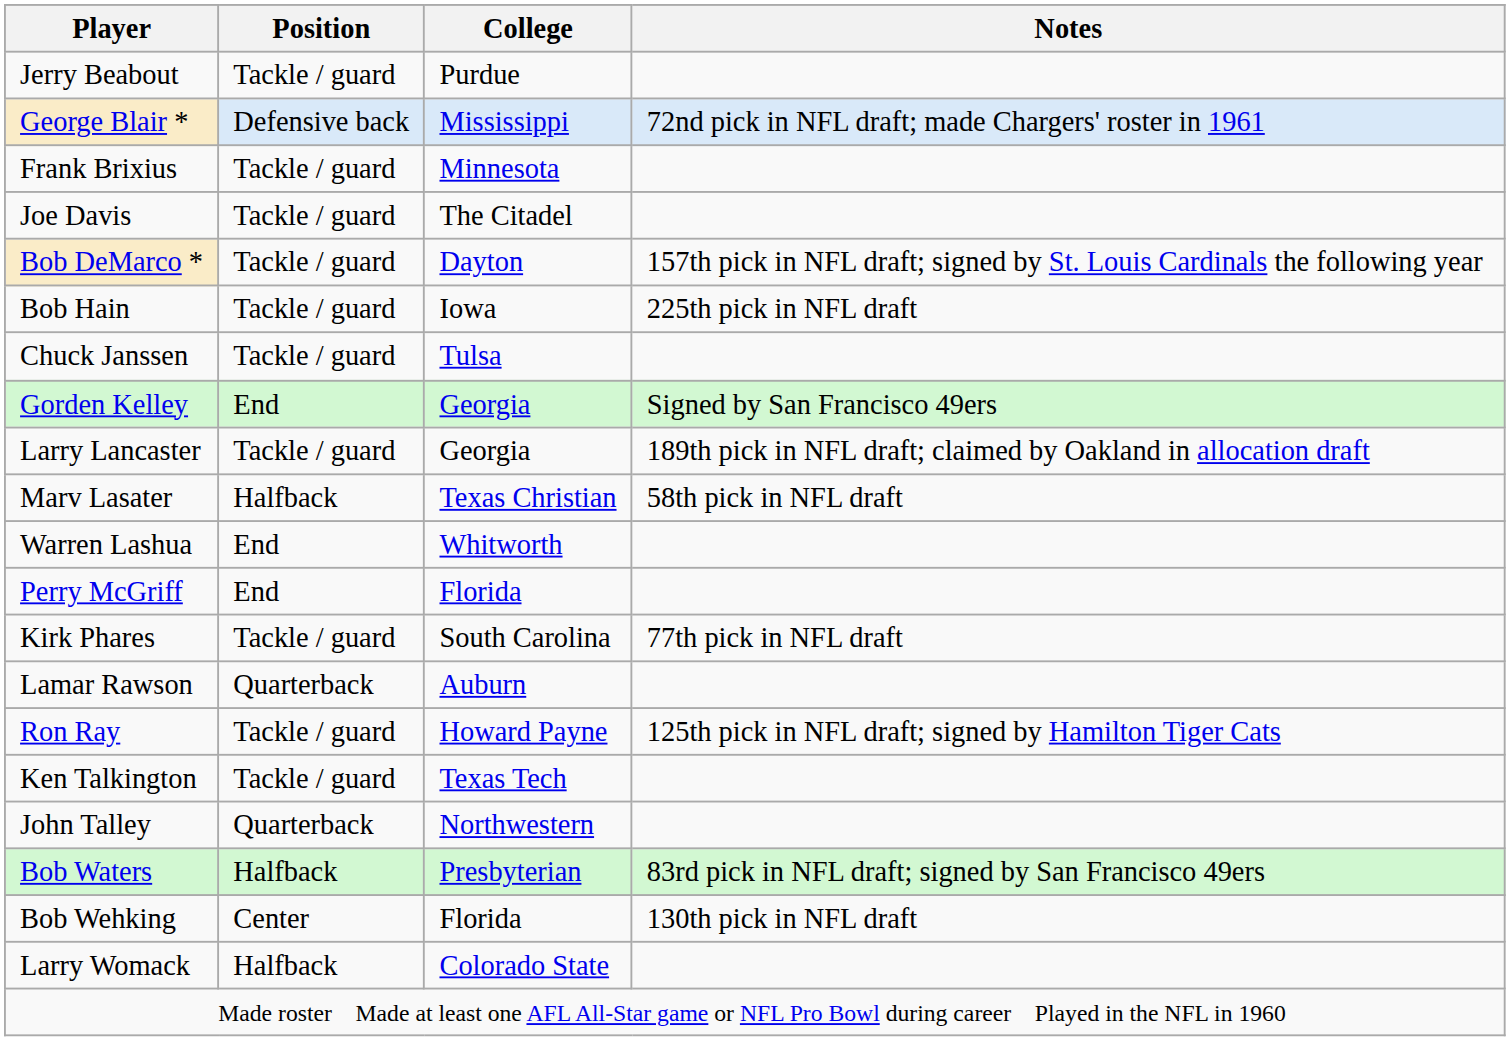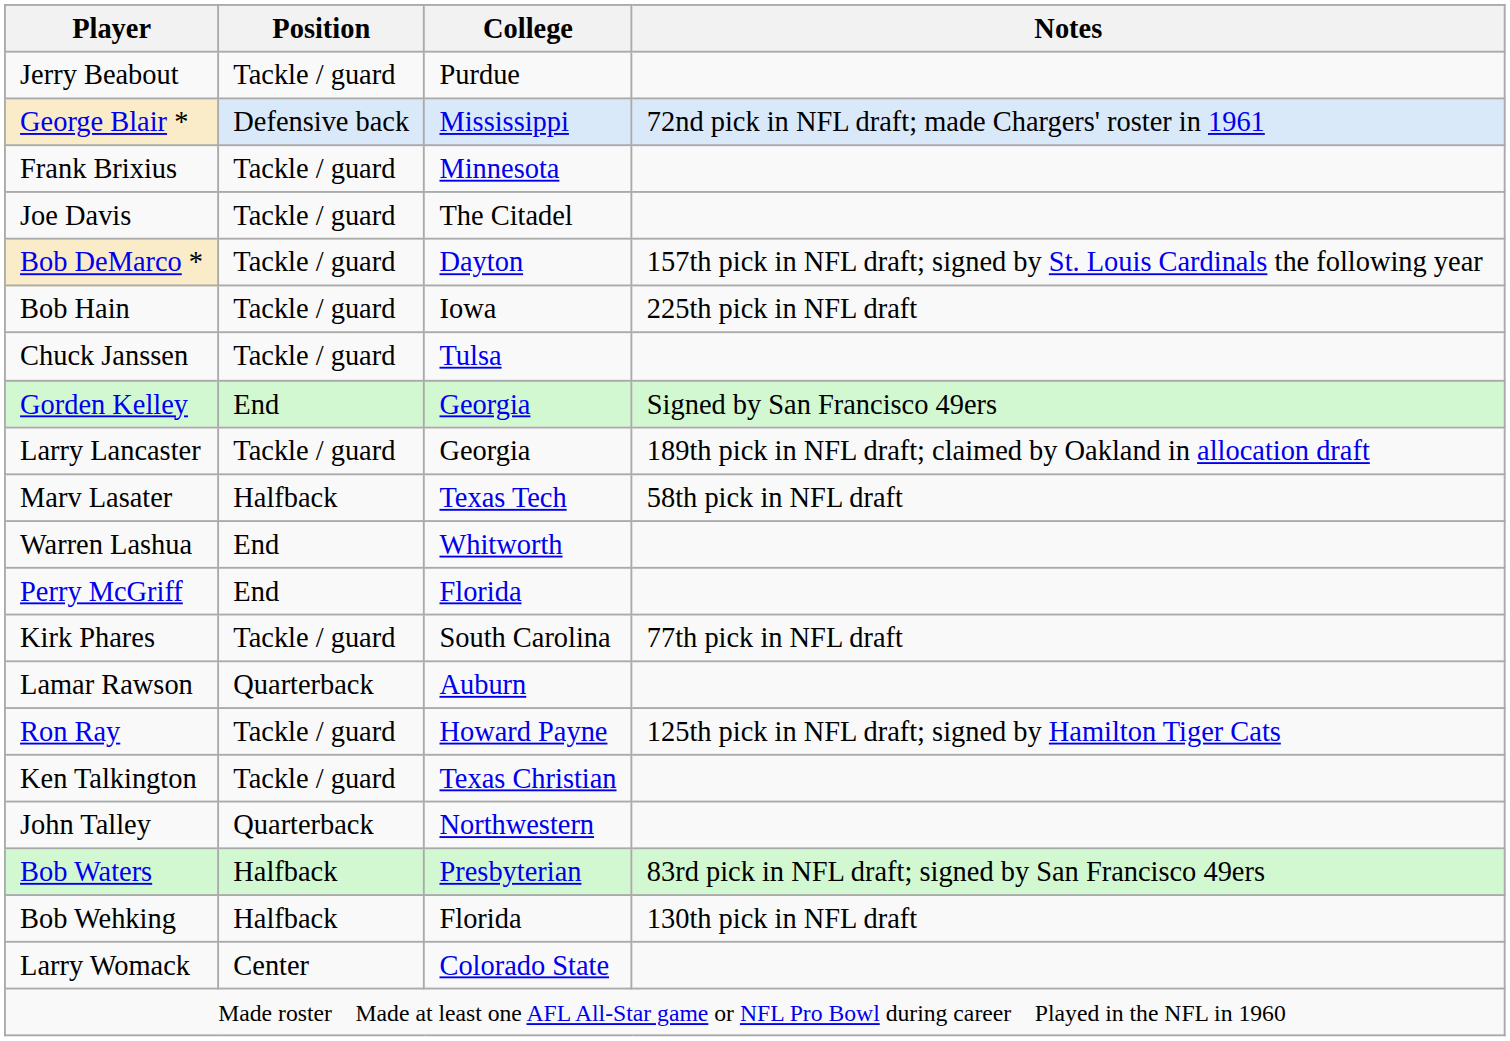(528, 496) Texas Christian -> (503, 496) Texas Tech
(503, 777) Texas Tech -> (528, 777) Texas Christian
(271, 918) Center -> (285, 918) Halfback
(285, 965) Halfback -> (271, 965) Center
